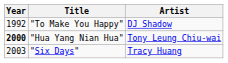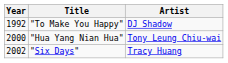(16, 38) bold -> (16, 38) normal
(16, 51) 2003 -> (16, 51) 2002
